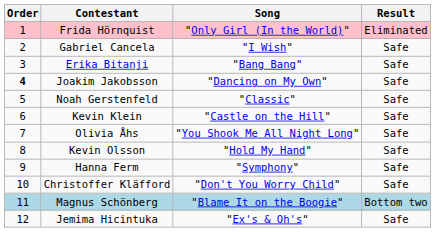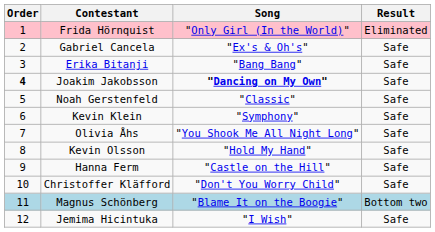(267, 47) "I Wish" -> (267, 47) "Ex's & Oh's"
(267, 82) normal -> (267, 82) bold
(267, 116) "Castle on the Hill" -> (267, 116) "Symphony"
(267, 167) "Symphony" -> (267, 167) "Castle on the Hill"
(267, 219) "Ex's & Oh's" -> (267, 219) "I Wish"
